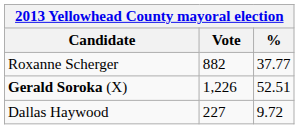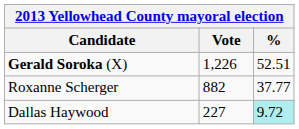rows swapped: (68, 87) <-> (63, 64)
(270, 111) no background -> (270, 111) paleturquoise background
